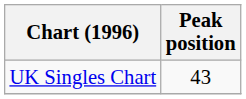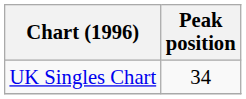(201, 76) 43 -> (201, 76) 34
